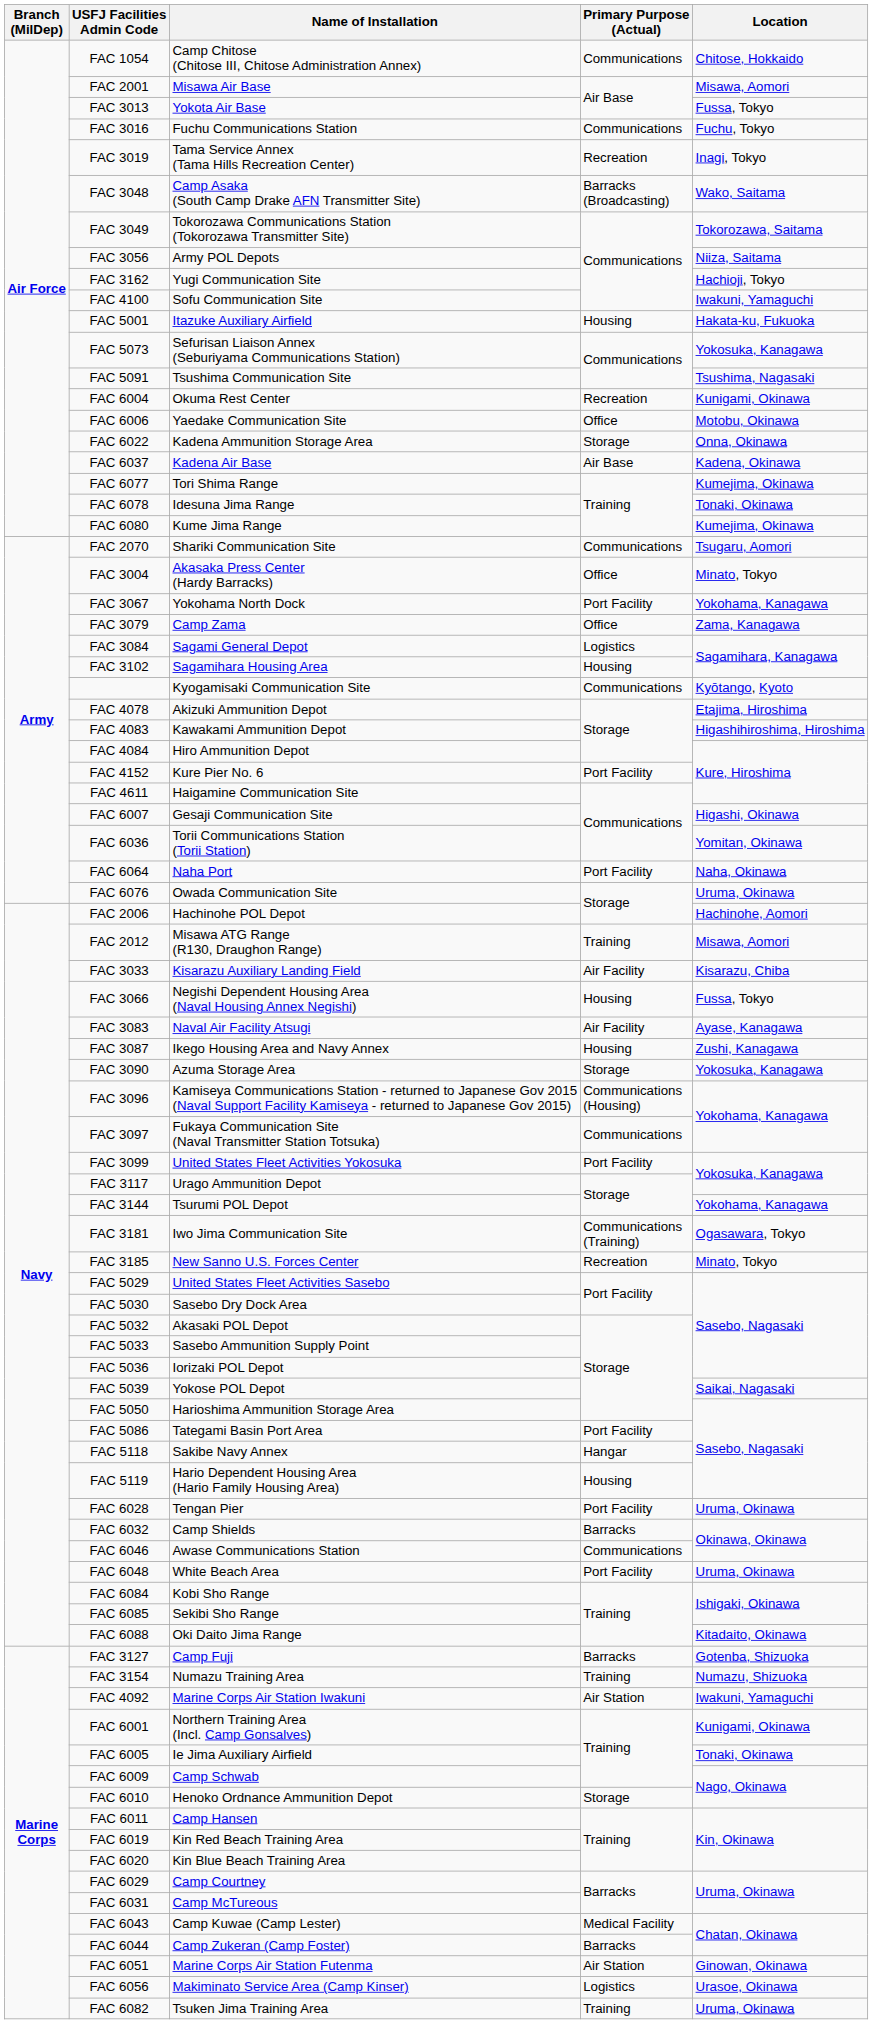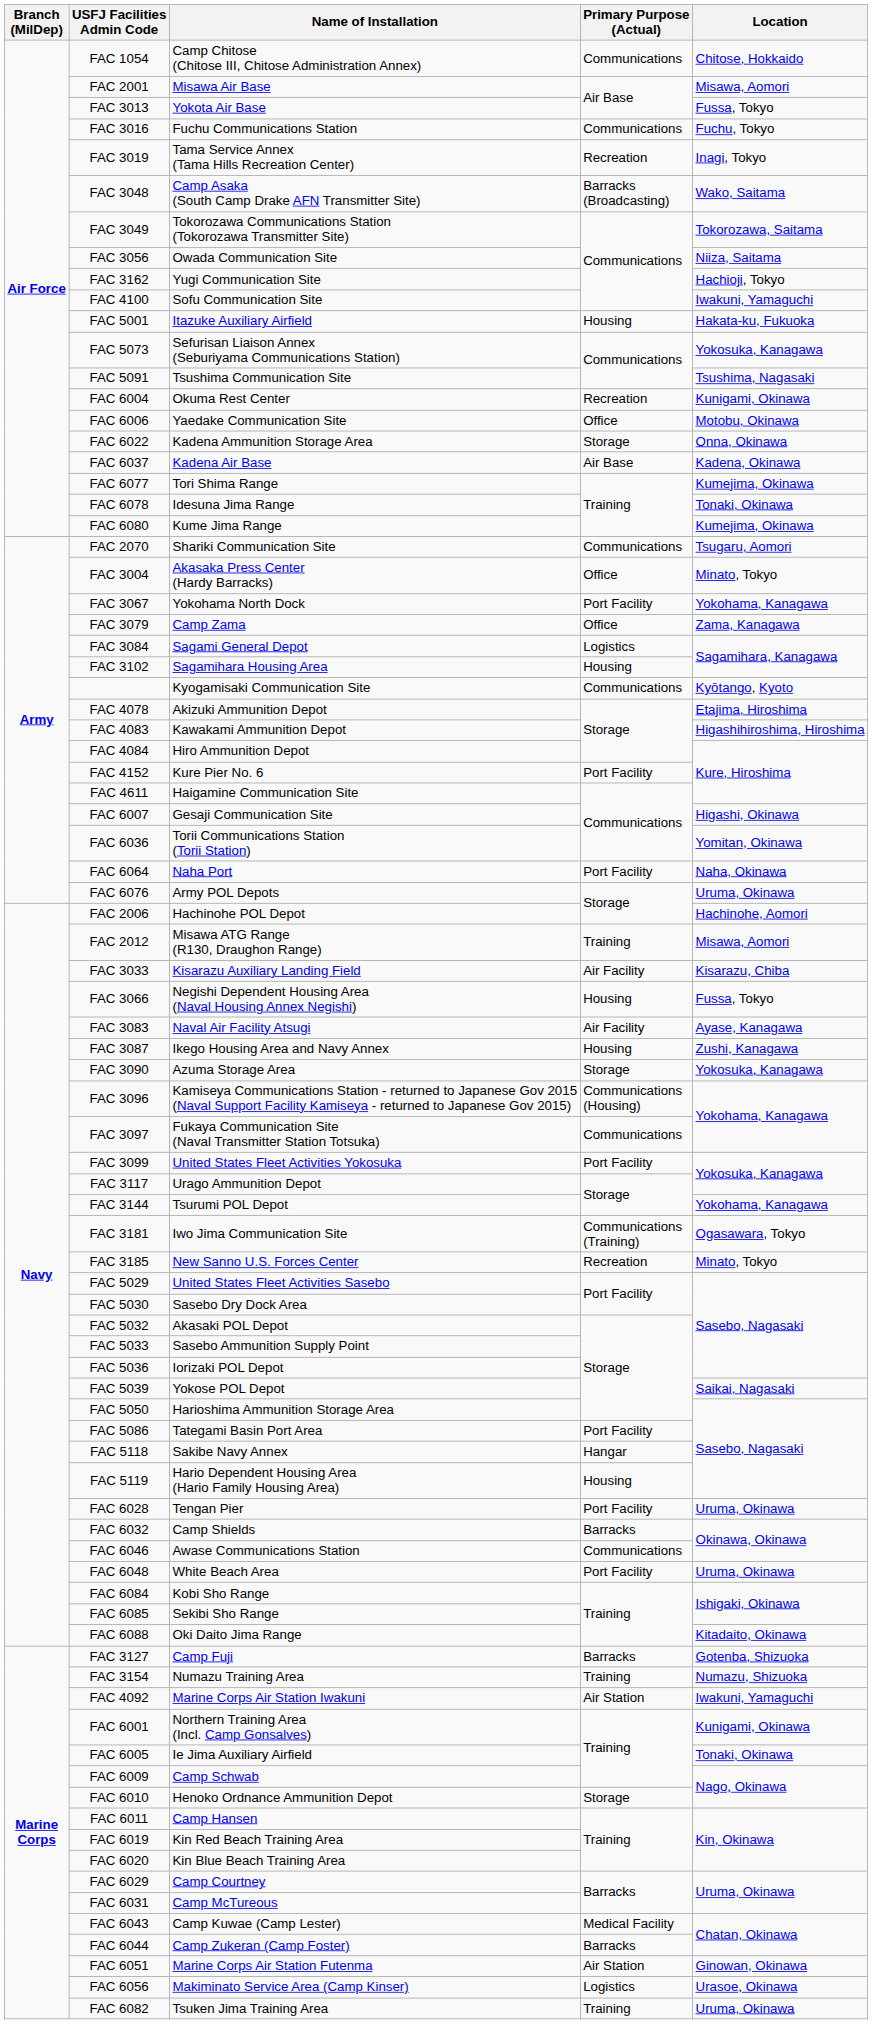(226, 258) Army POL Depots -> (255, 258) Owada Communication Site
(255, 892) Owada Communication Site -> (226, 892) Army POL Depots
